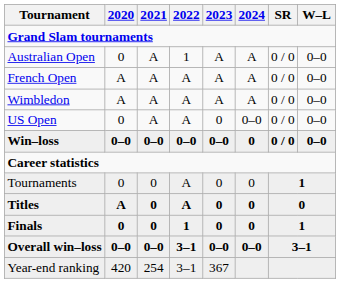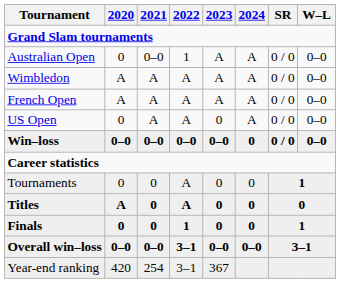(154, 57) A -> (154, 57) 0–0
rows swapped: (42, 78) <-> (39, 99)
(252, 120) 0–0 -> (252, 120) A
